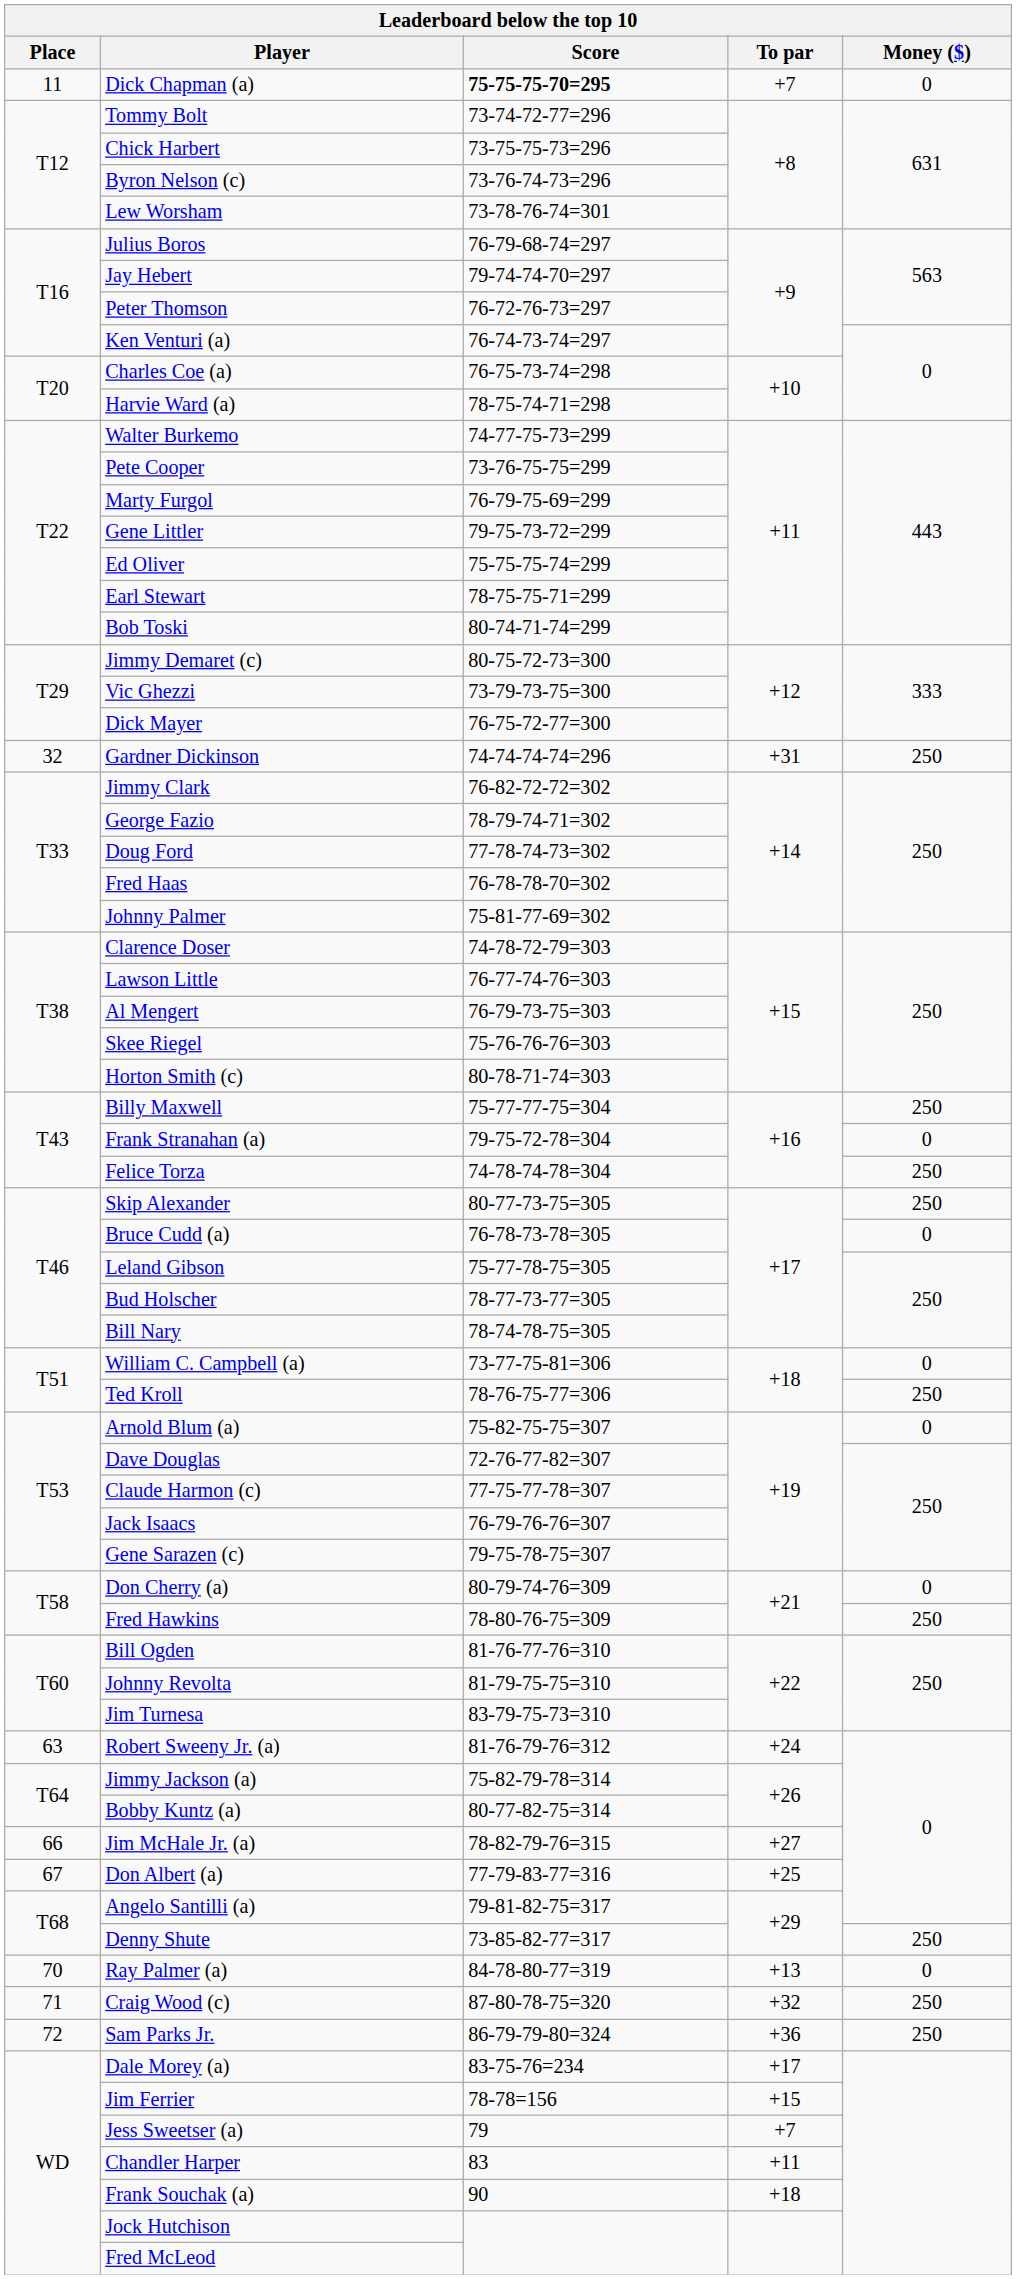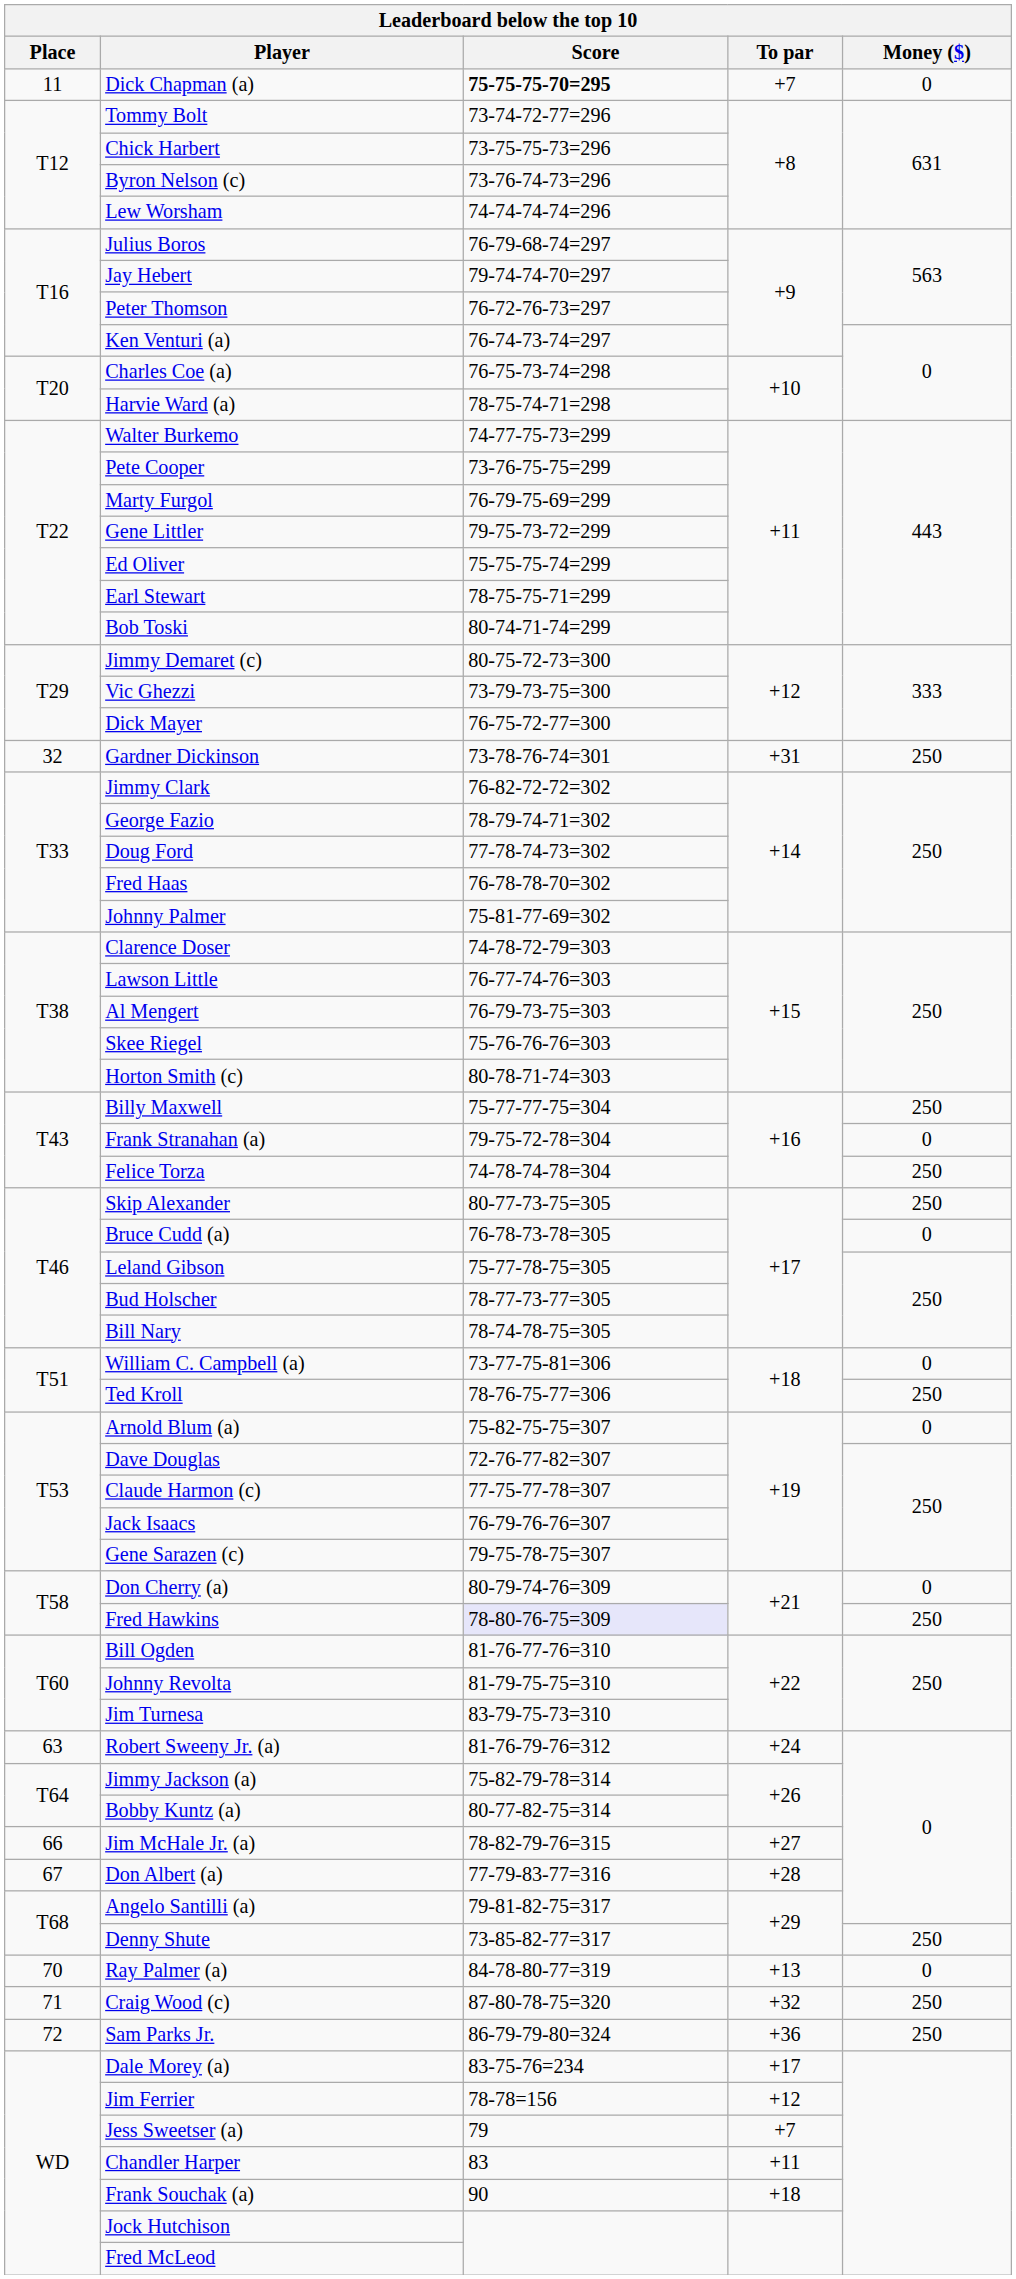(539, 212) 73-78-76-74=301 -> (539, 212) 74-74-74-74=296
(539, 755) 74-74-74-74=296 -> (539, 755) 73-78-76-74=301
(539, 1619) no background -> (539, 1619) lavender background
(785, 1874) +25 -> (785, 1874) +28
(785, 2098) +15 -> (785, 2098) +12
